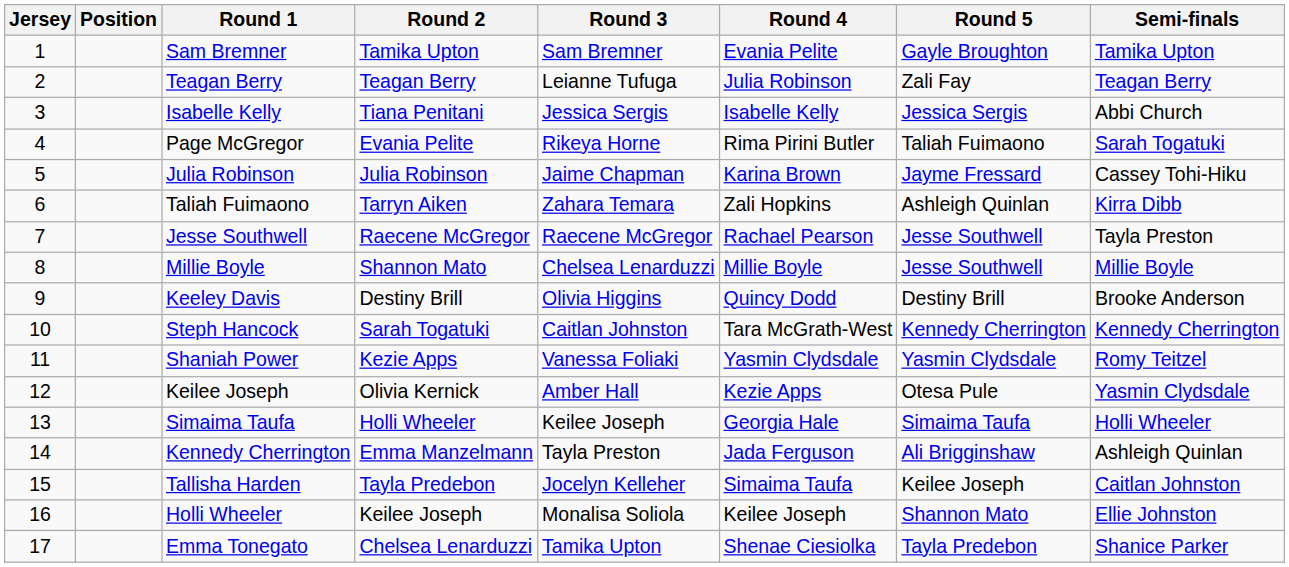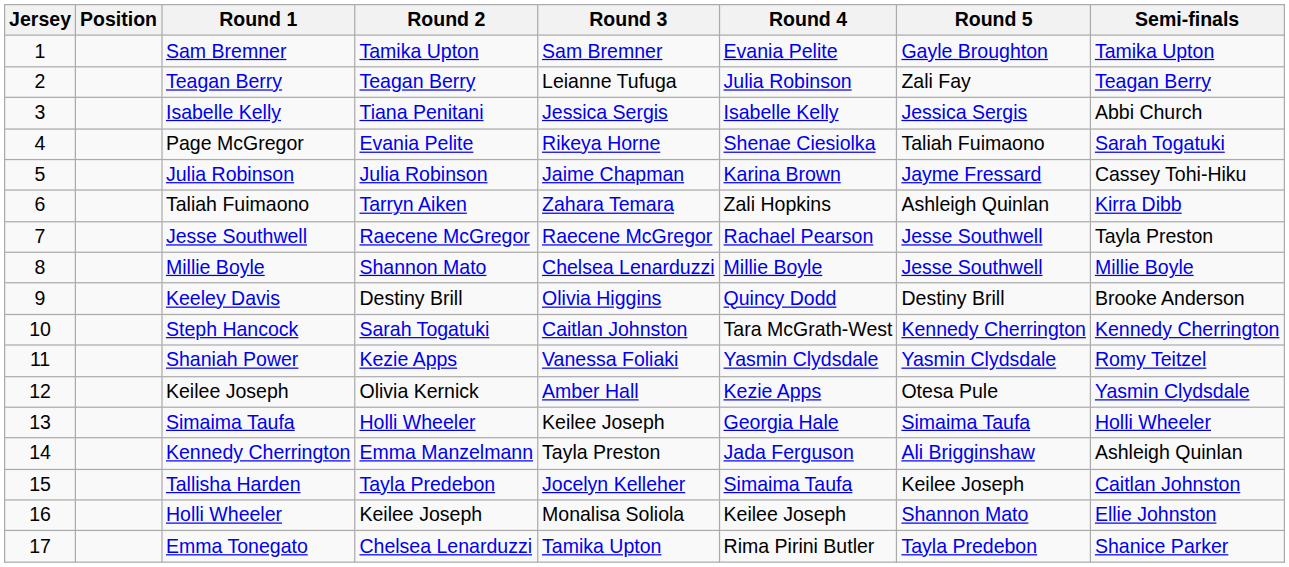(799, 143) Rima Pirini Butler -> (800, 143) Shenae Ciesiolka
(800, 546) Shenae Ciesiolka -> (799, 546) Rima Pirini Butler
